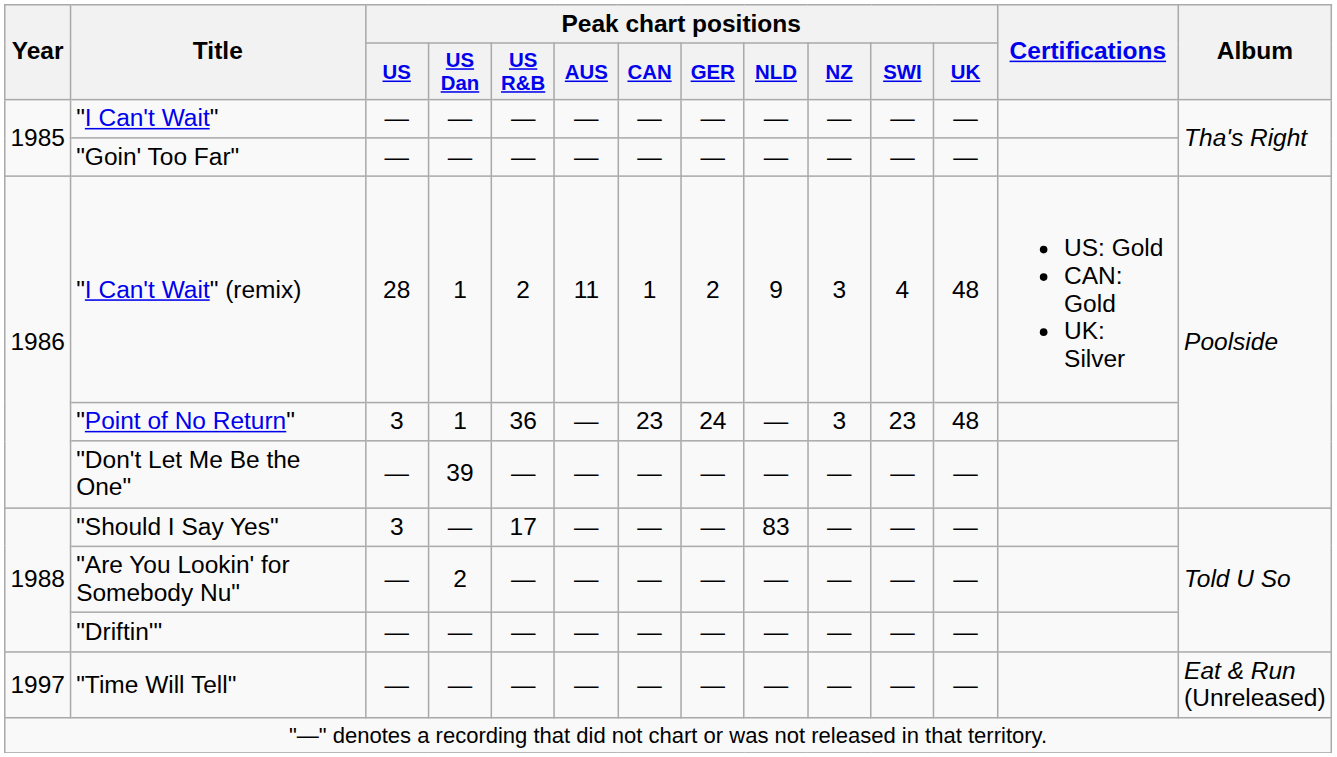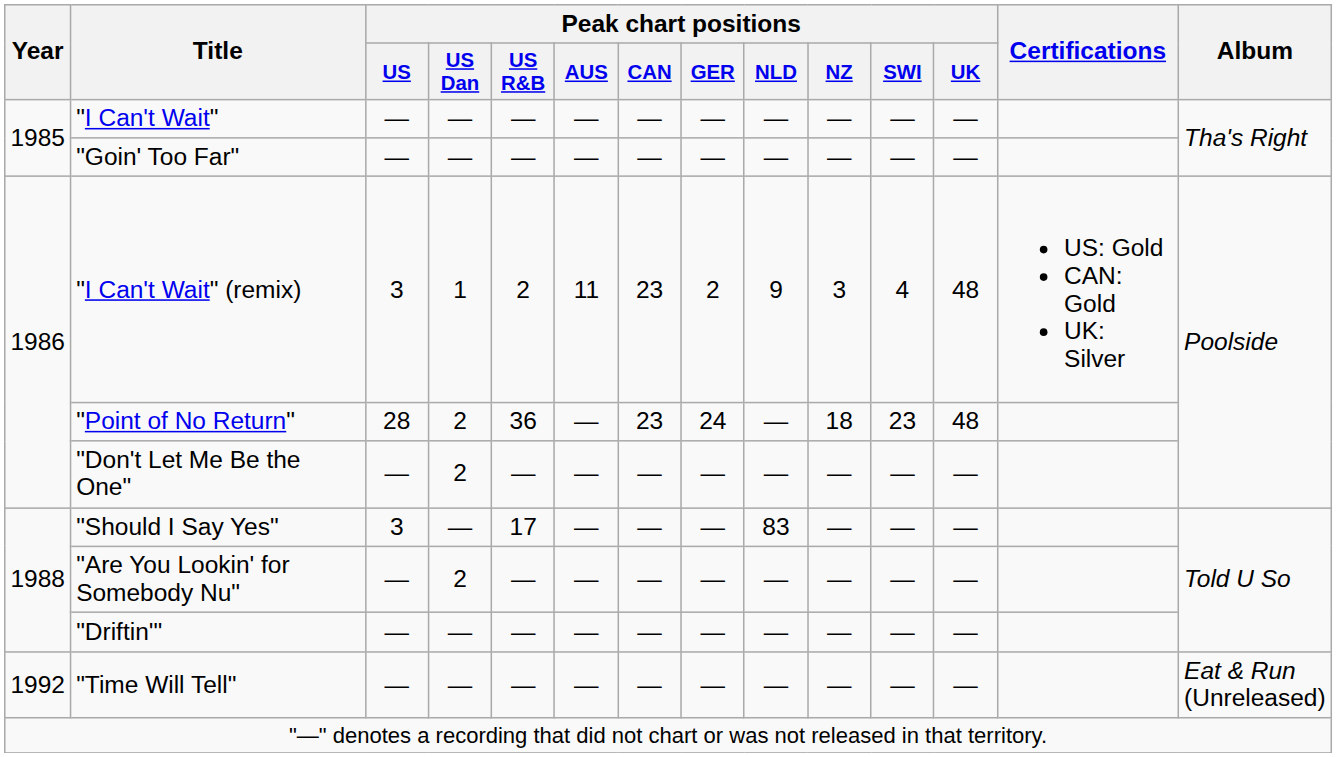(397, 289) 28 -> (397, 289) 3
(650, 289) 1 -> (650, 289) 23
(397, 421) 3 -> (397, 421) 28
(460, 421) 1 -> (460, 421) 2
(839, 421) 3 -> (839, 421) 18
(460, 474) 39 -> (460, 474) 2
(38, 684) 1997 -> (38, 684) 1992
